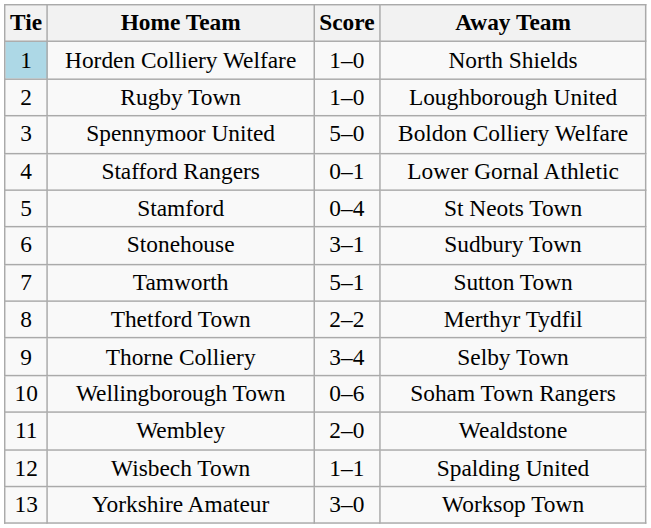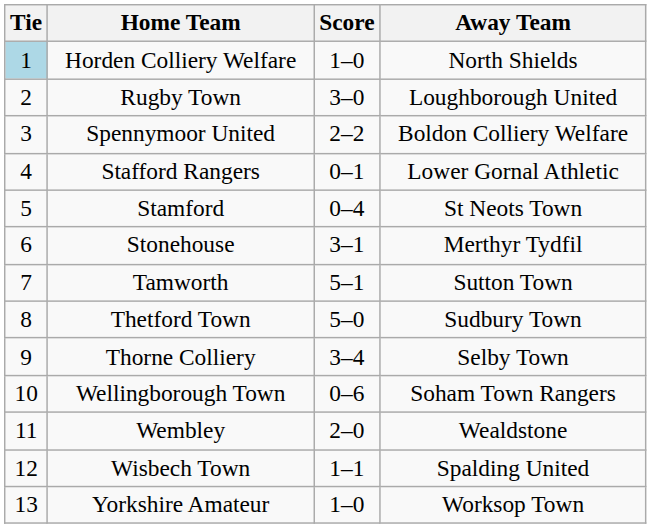(347, 97) 1–0 -> (347, 97) 3–0
(347, 134) 5–0 -> (347, 134) 2–2
(513, 245) Sudbury Town -> (513, 245) Merthyr Tydfil
(347, 319) 2–2 -> (347, 319) 5–0
(513, 319) Merthyr Tydfil -> (513, 319) Sudbury Town
(347, 504) 3–0 -> (347, 504) 1–0
